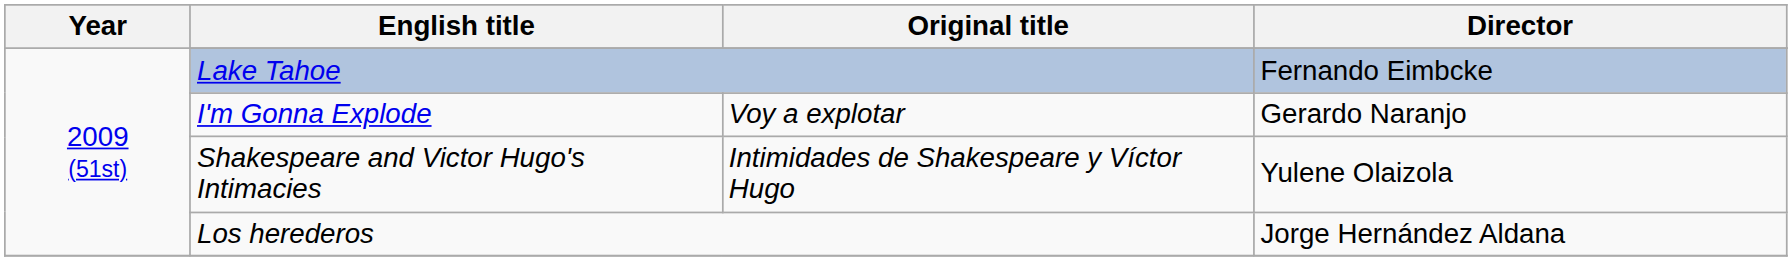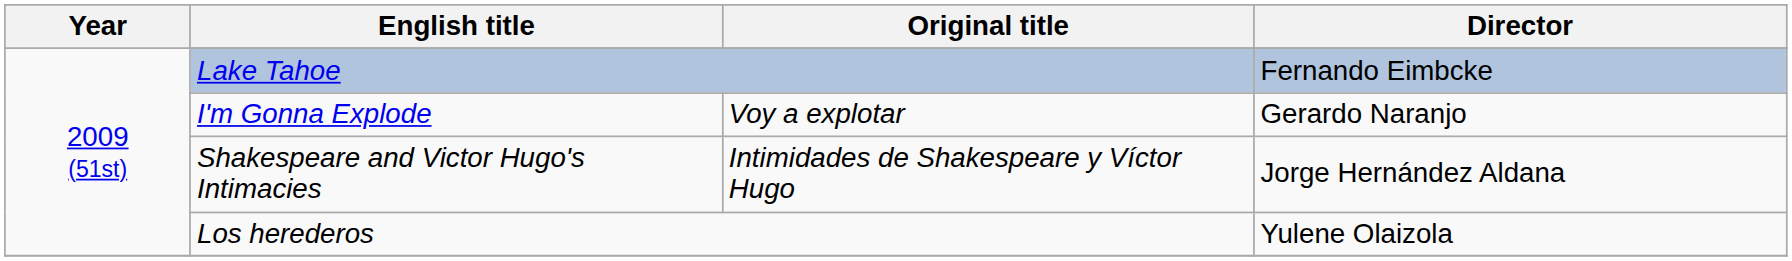(1357, 173) Yulene Olaizola -> (1413, 173) Jorge Hernández Aldana
(1413, 233) Jorge Hernández Aldana -> (1357, 233) Yulene Olaizola
